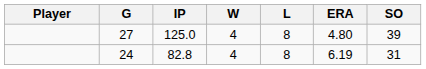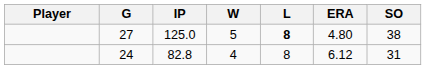(233, 34) 4 -> (233, 34) 5
(287, 34) normal -> (287, 34) bold
(394, 34) 39 -> (394, 34) 38
(340, 54) 6.19 -> (340, 54) 6.12
